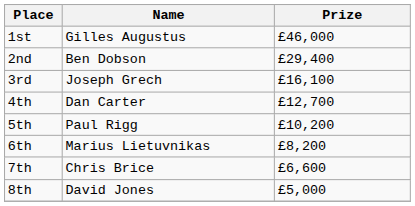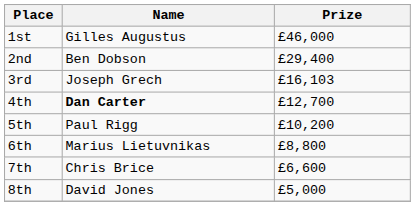(306, 81) £16,100 -> (306, 81) £16,103
(106, 103) normal -> (106, 103) bold
(302, 146) £8,200 -> (302, 146) £8,800
